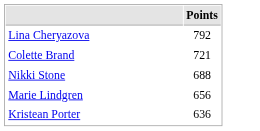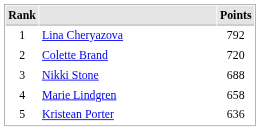+ column: (22, 15)
(202, 55) 721 -> (236, 55) 720
(202, 95) 656 -> (236, 95) 658
